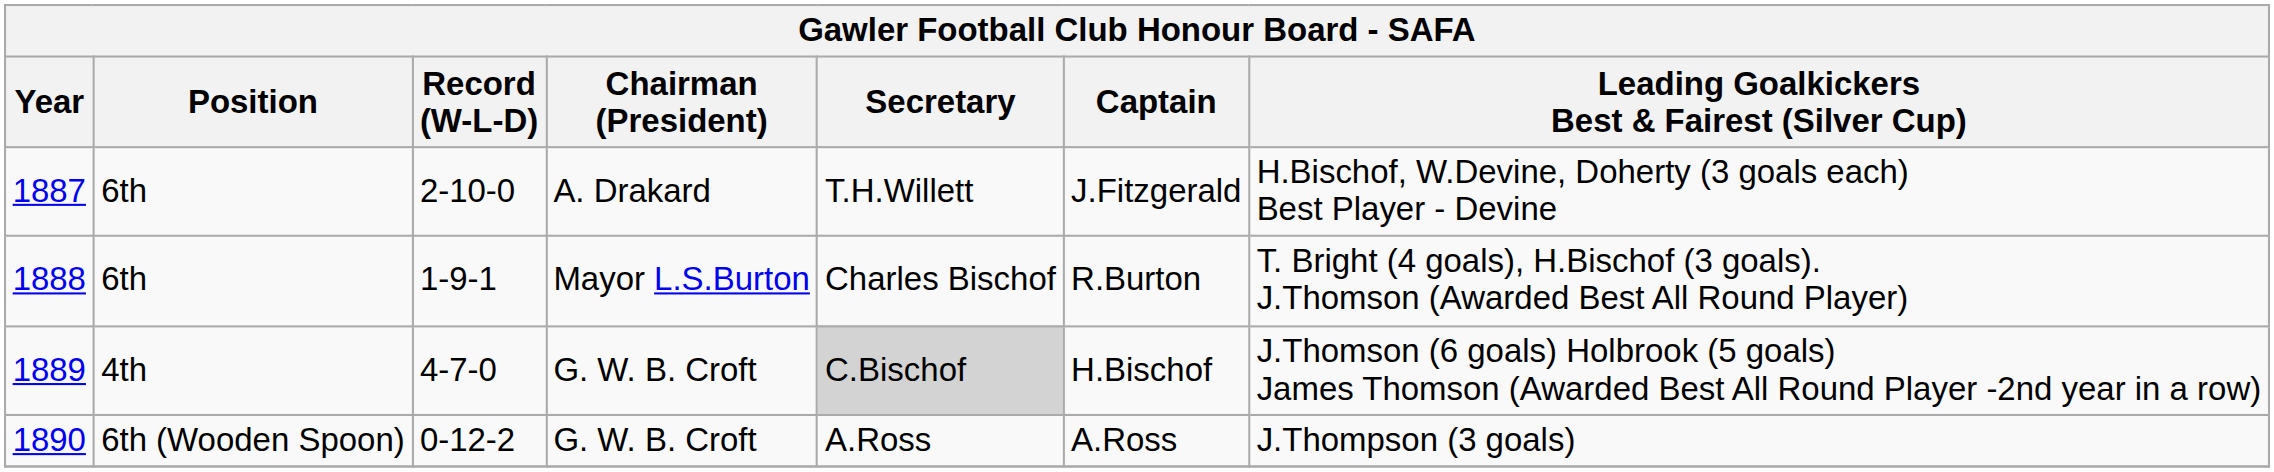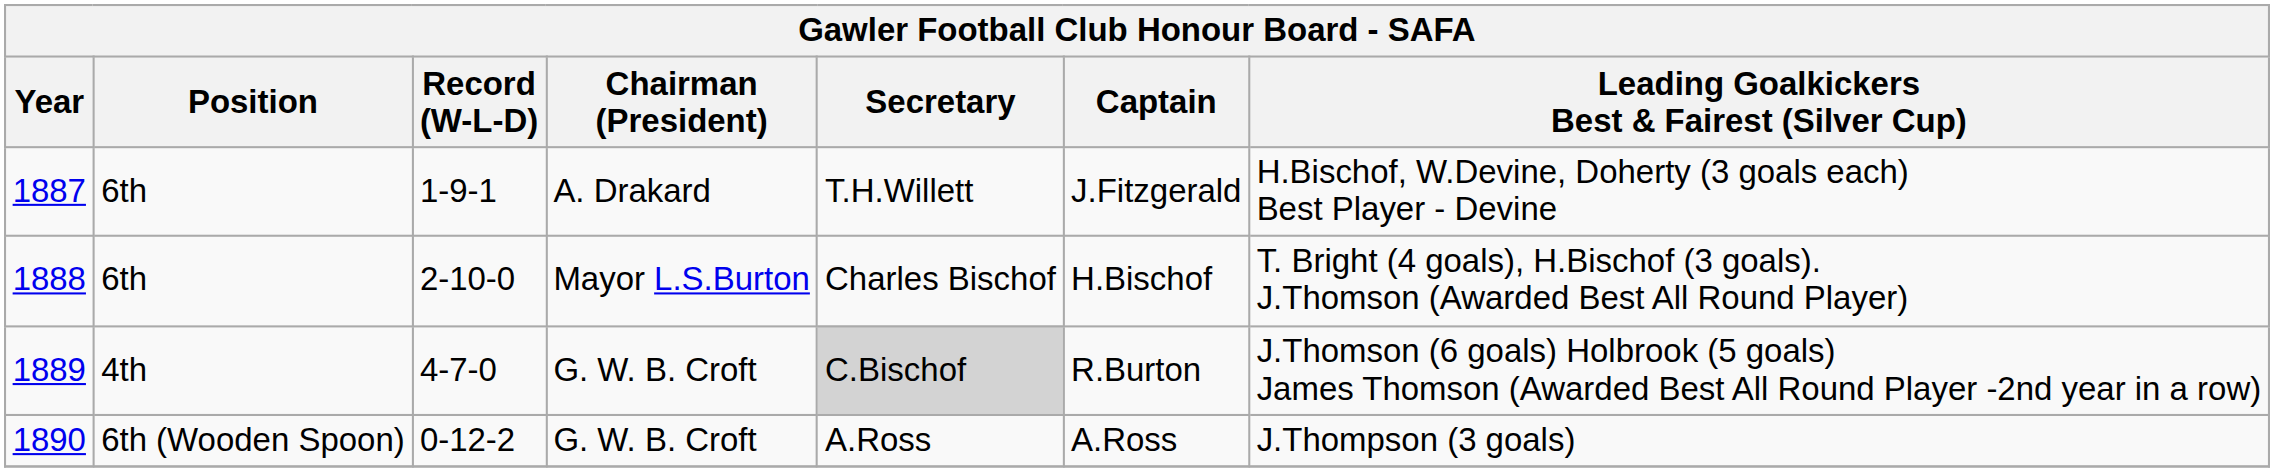(468, 190) 2-10-0 -> (458, 190) 1-9-1
(458, 280) 1-9-1 -> (468, 280) 2-10-0
(1136, 280) R.Burton -> (1142, 280) H.Bischof
(1142, 369) H.Bischof -> (1136, 369) R.Burton
